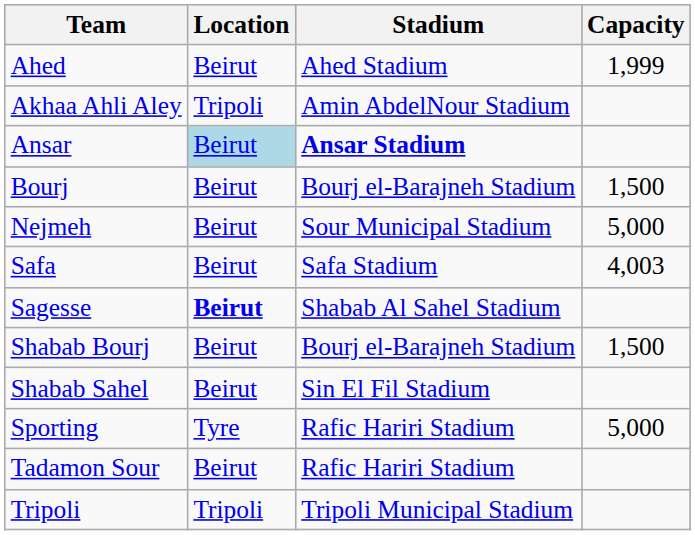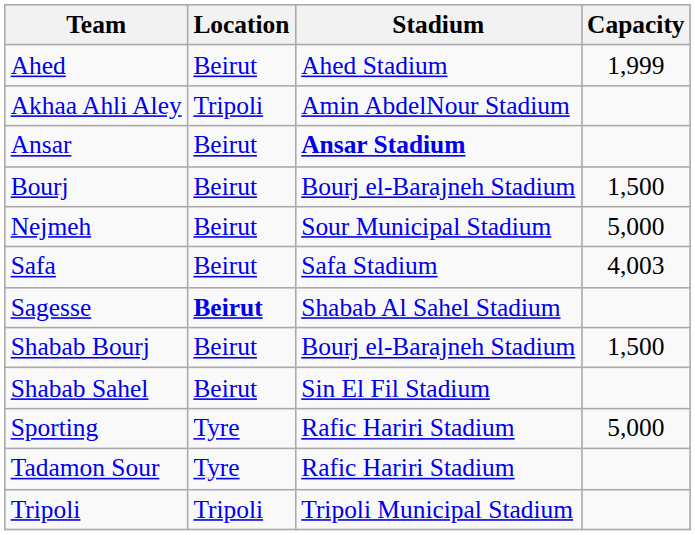(225, 145) lightblue background -> (225, 145) no background
(225, 468) Beirut -> (217, 468) Tyre
